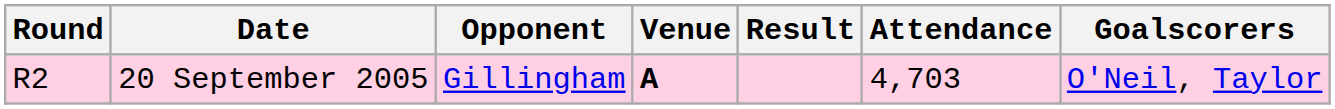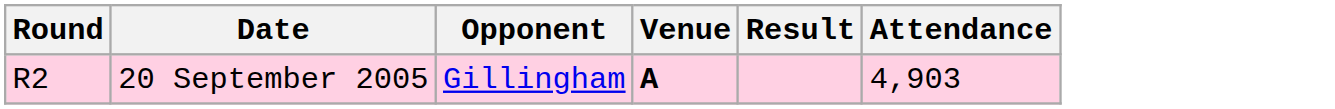- column: (1195, 30)
(915, 80) 4,703 -> (915, 80) 4,903
